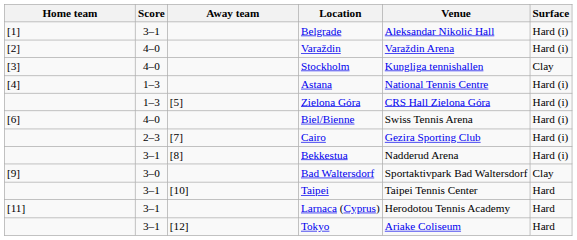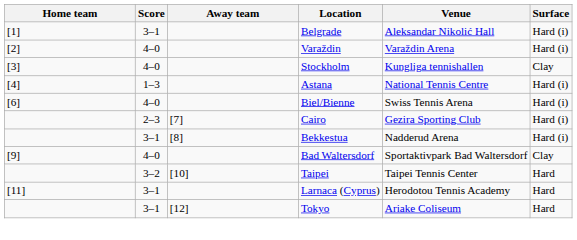- row: (331, 102)
(151, 173) 3–0 -> (151, 155) 4–0
(151, 191) 3–1 -> (151, 173) 3–2
